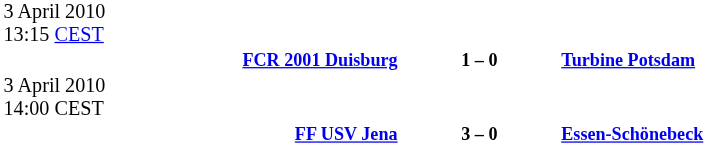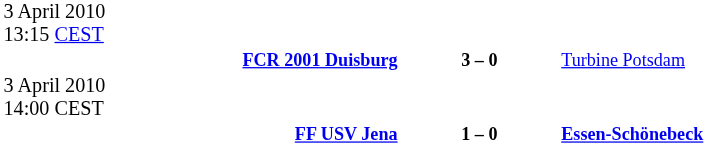(479, 60) 1 – 0 -> (479, 60) 3 – 0
(628, 60) bold -> (623, 60) normal
(479, 134) 3 – 0 -> (479, 134) 1 – 0
